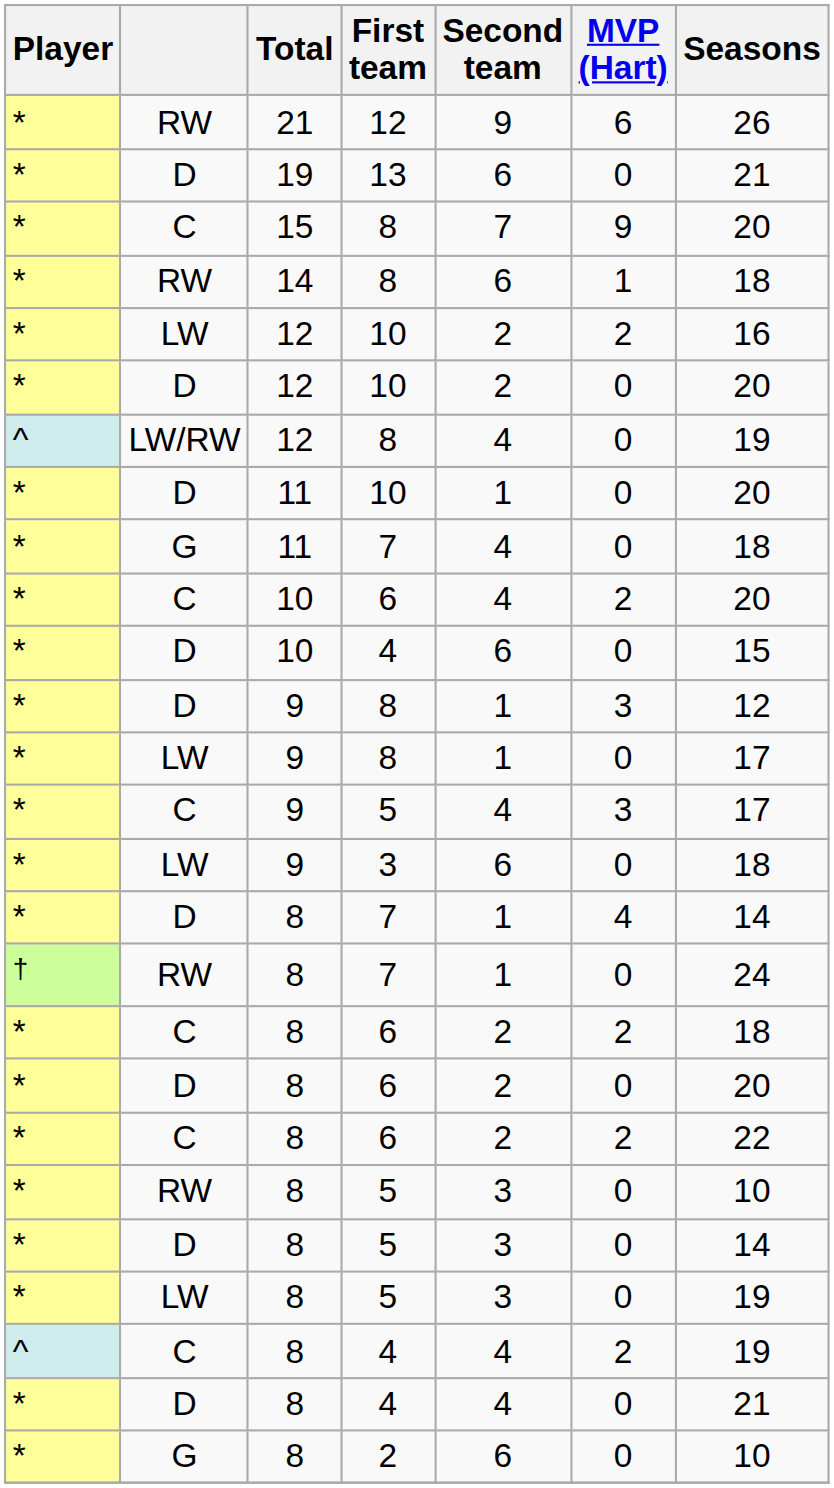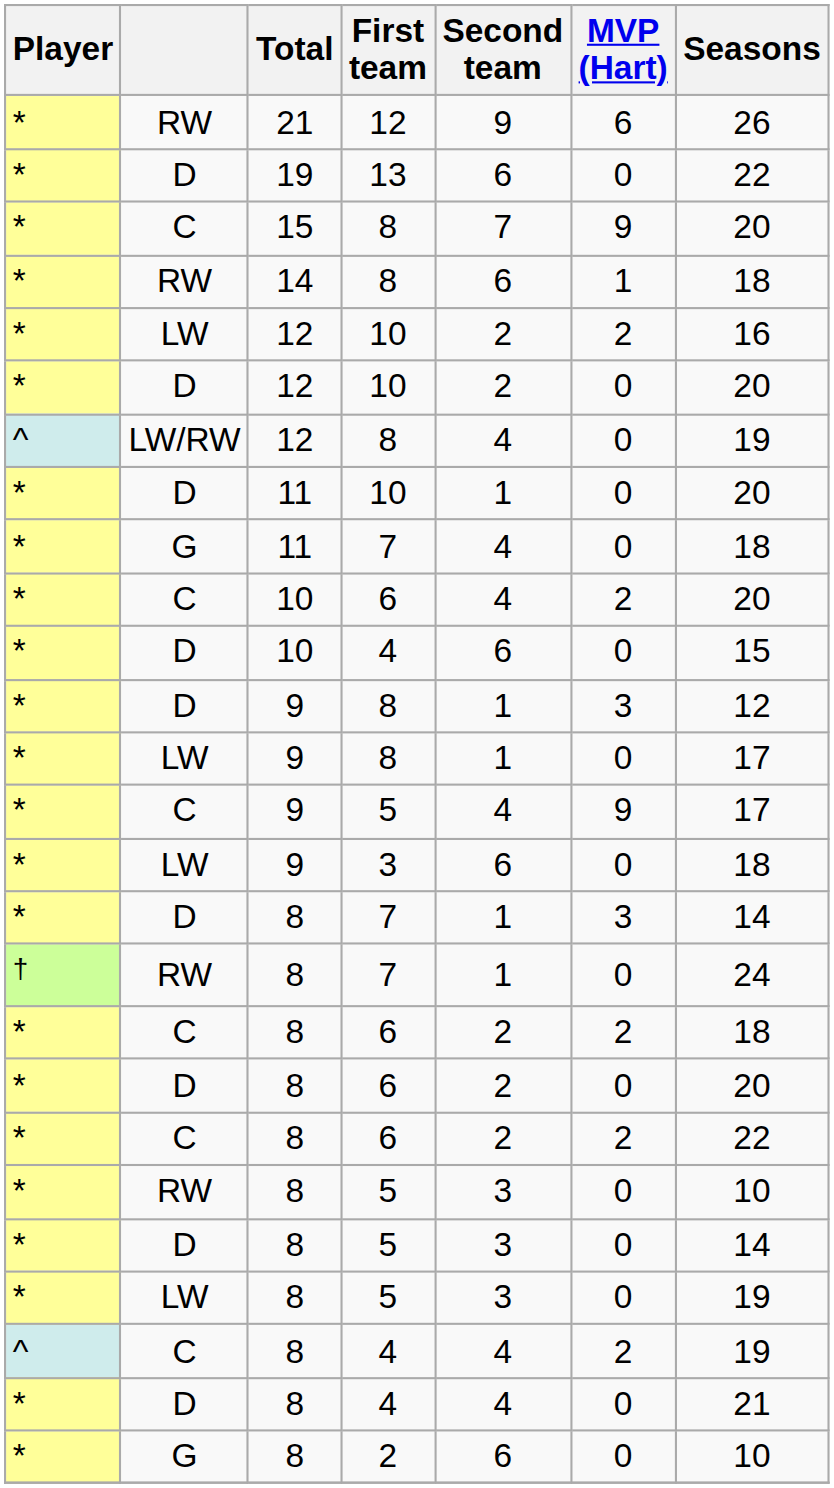(752, 174) 21 -> (752, 174) 22
(623, 811) 3 -> (623, 811) 9
(623, 917) 4 -> (623, 917) 3
